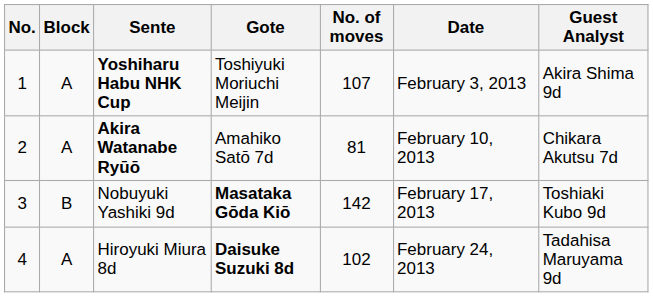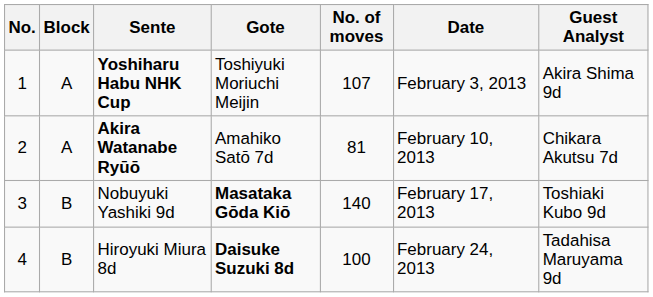(356, 203) 142 -> (356, 203) 140
(67, 259) A -> (67, 259) B
(356, 259) 102 -> (356, 259) 100
